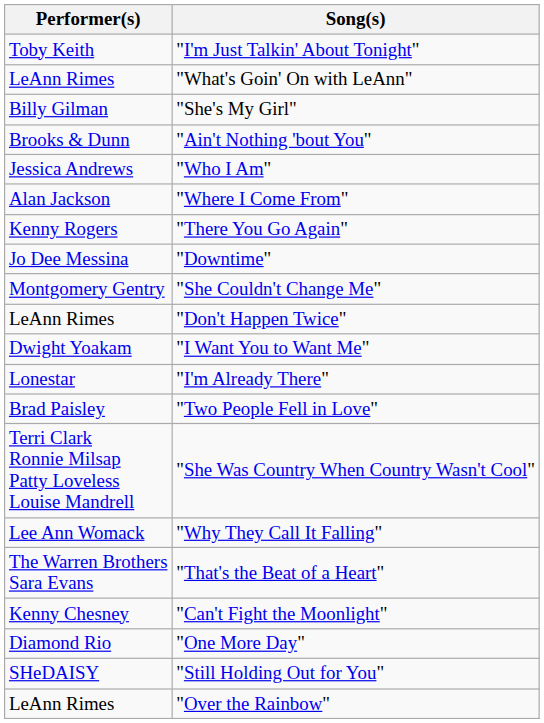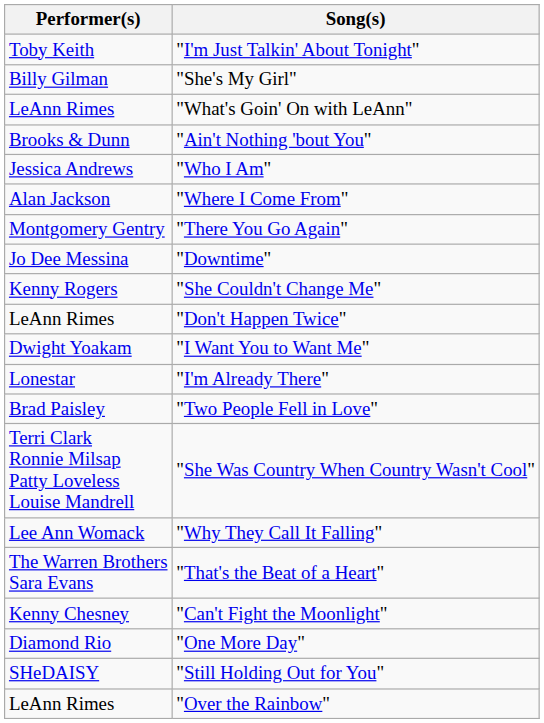rows swapped: (294, 79) <-> (236, 109)
(63, 229) Kenny Rogers -> (87, 229) Montgomery Gentry
(87, 288) Montgomery Gentry -> (63, 288) Kenny Rogers
